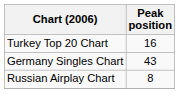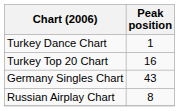+ row: (57, 43)
